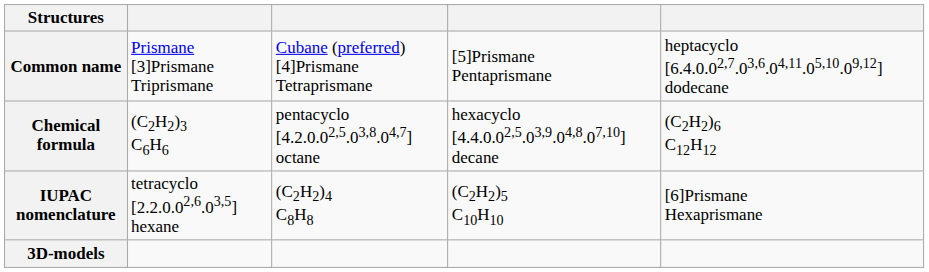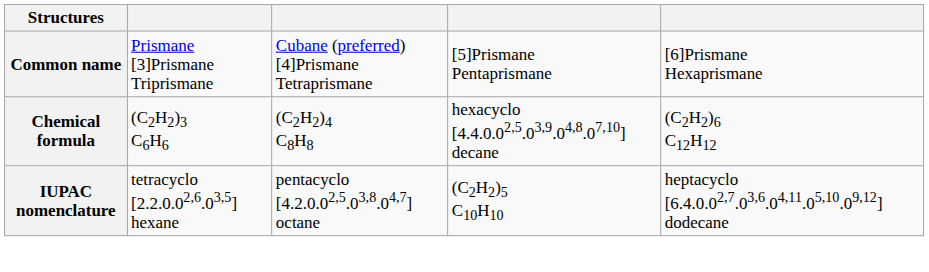(774, 66) heptacyclo[6.4.0.02,7.03,6.04,11.05,10.09,12]dodecane -> (714, 63) [6]Prismane Hexaprismane
(344, 135) pentacyclo[4.2.0.02,5.03,8.04,7]octane -> (304, 131) (C2H2)4 C8H8
(304, 205) (C2H2)4 C8H8 -> (344, 200) pentacyclo[4.2.0.02,5.03,8.04,7]octane
(714, 205) [6]Prismane Hexaprismane -> (774, 200) heptacyclo[6.4.0.02,7.03,6.04,11.05,10.09,12]dodecane
- row: (66, 253)
